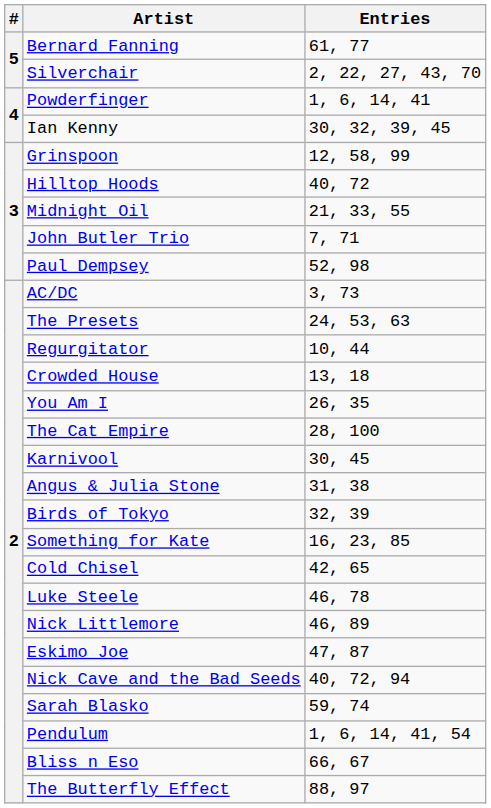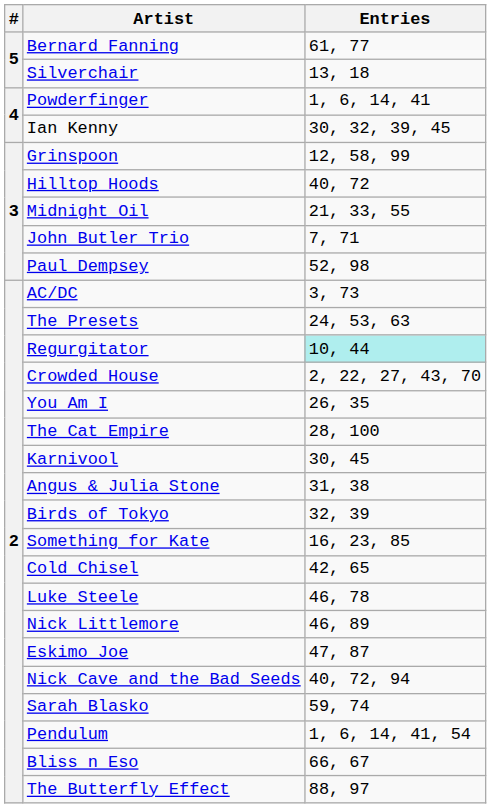(395, 74) 2, 22, 27, 43, 70 -> (339, 74) 13, 18
(339, 349) no background -> (339, 349) paleturquoise background
(339, 376) 13, 18 -> (395, 376) 2, 22, 27, 43, 70
